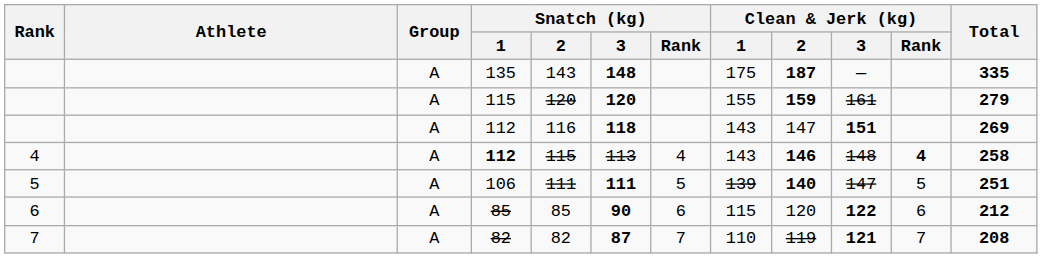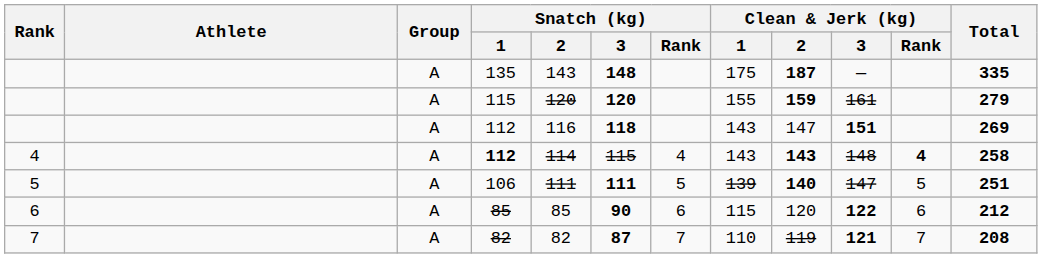(561, 156) 115 -> (561, 156) 114
(621, 156) 113 -> (621, 156) 115
(801, 156) 146 -> (801, 156) 143
